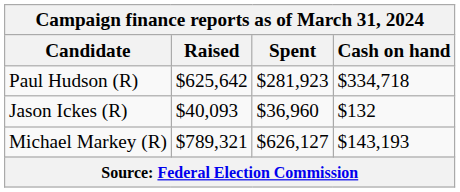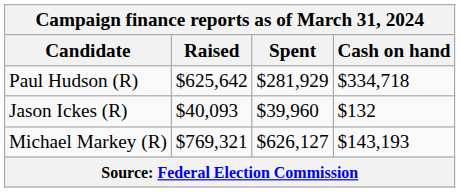(293, 80) $281,923 -> (293, 80) $281,929
(288, 111) $36,960 -> (288, 111) $39,960
(212, 141) $789,321 -> (212, 141) $769,321
